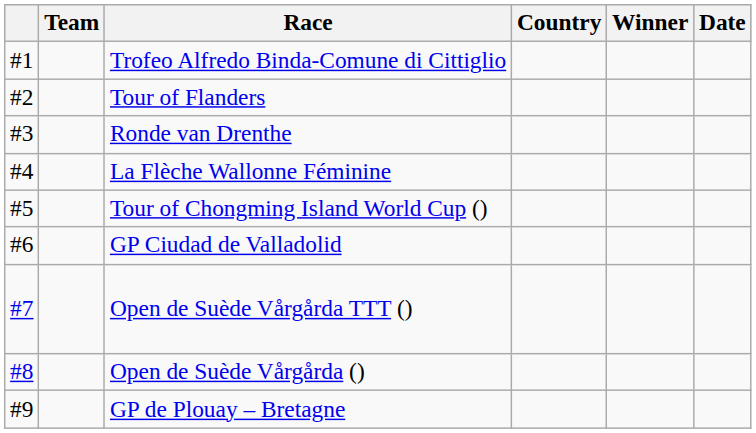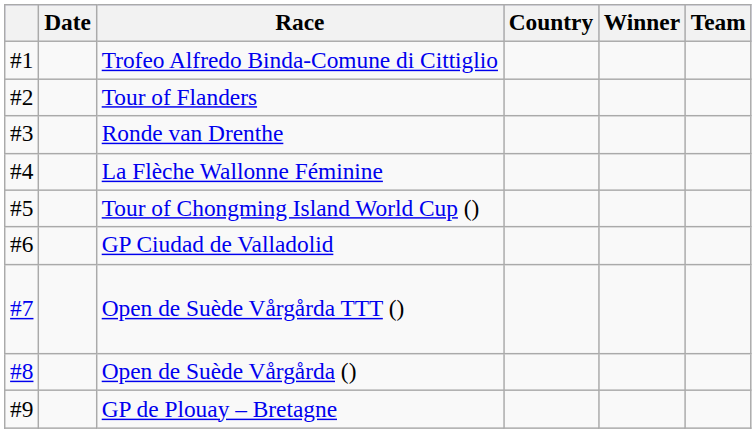columns swapped: (722, 23) <-> (72, 23)
